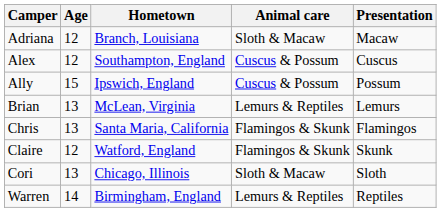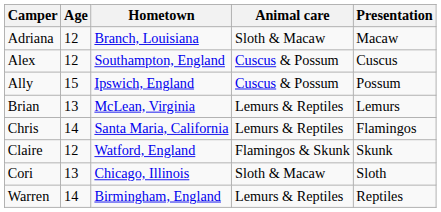(71, 128) 13 -> (71, 128) 14
(292, 128) Flamingos & Skunk -> (289, 128) Lemurs & Reptiles
